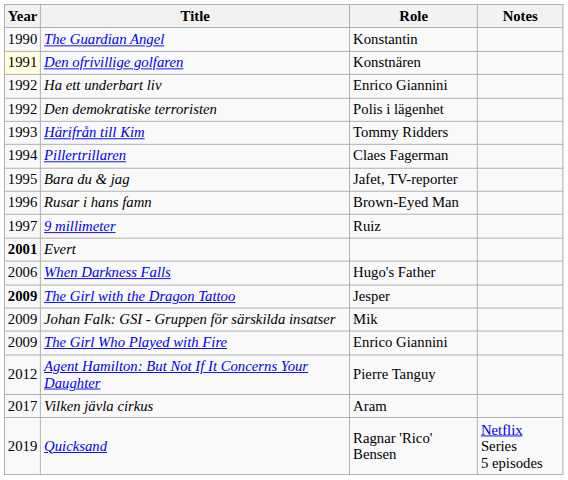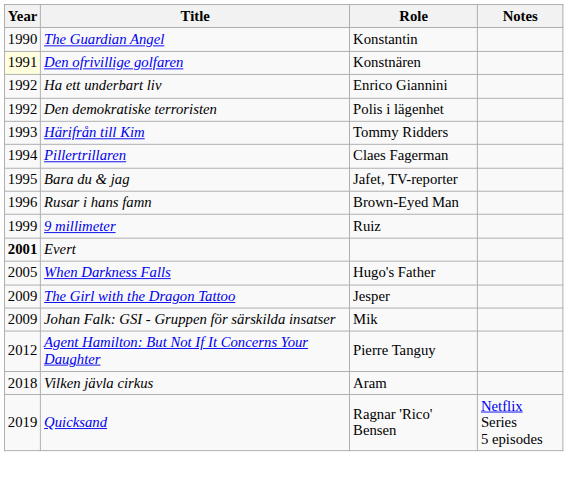(23, 226) 1997 -> (23, 226) 1999
(23, 272) 2006 -> (23, 272) 2005
(23, 296) bold -> (23, 296) normal
- row: (136, 343)
(23, 406) 2017 -> (23, 382) 2018
